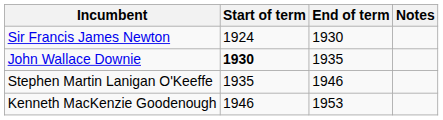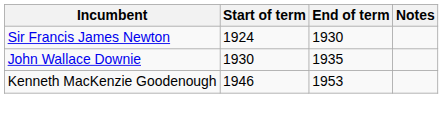(239, 59) bold -> (239, 59) normal
- row: (110, 81)
